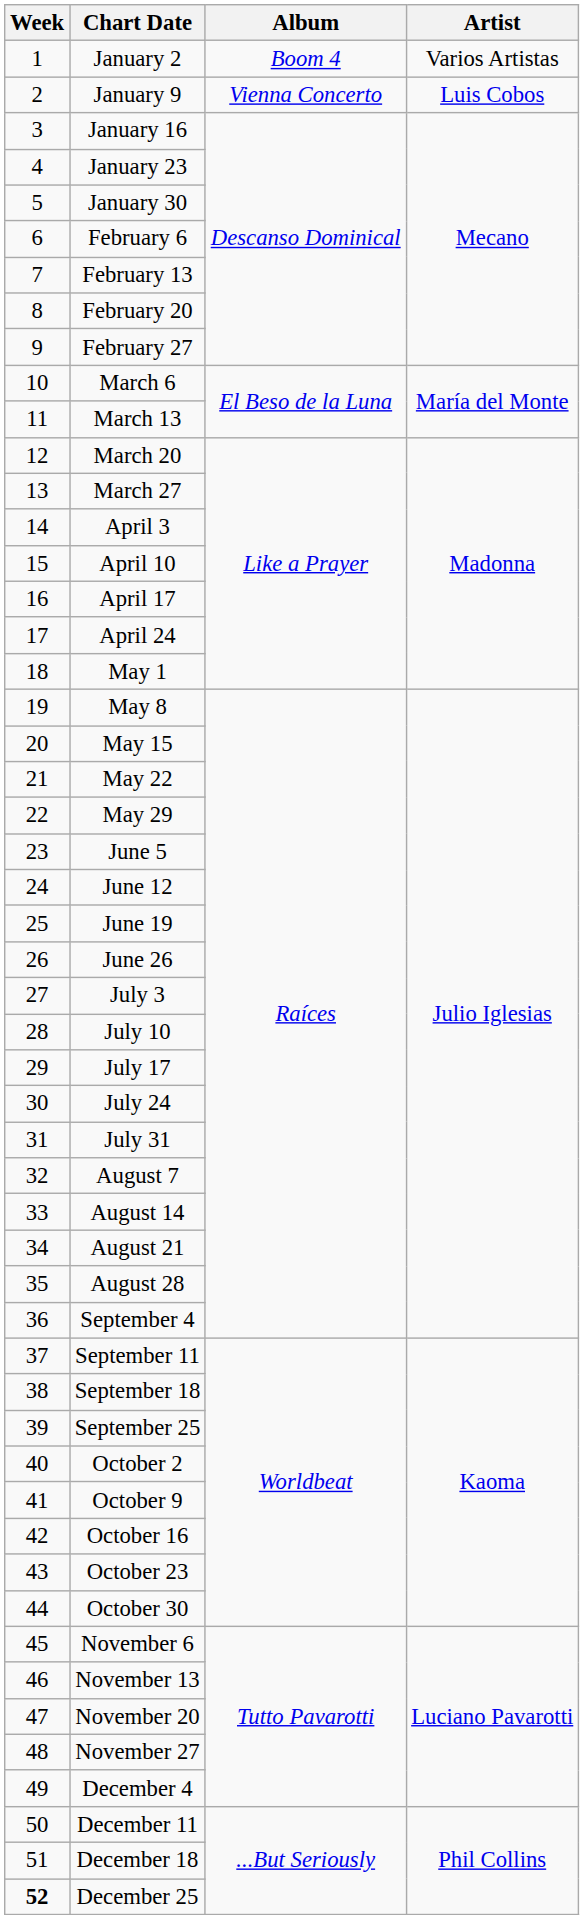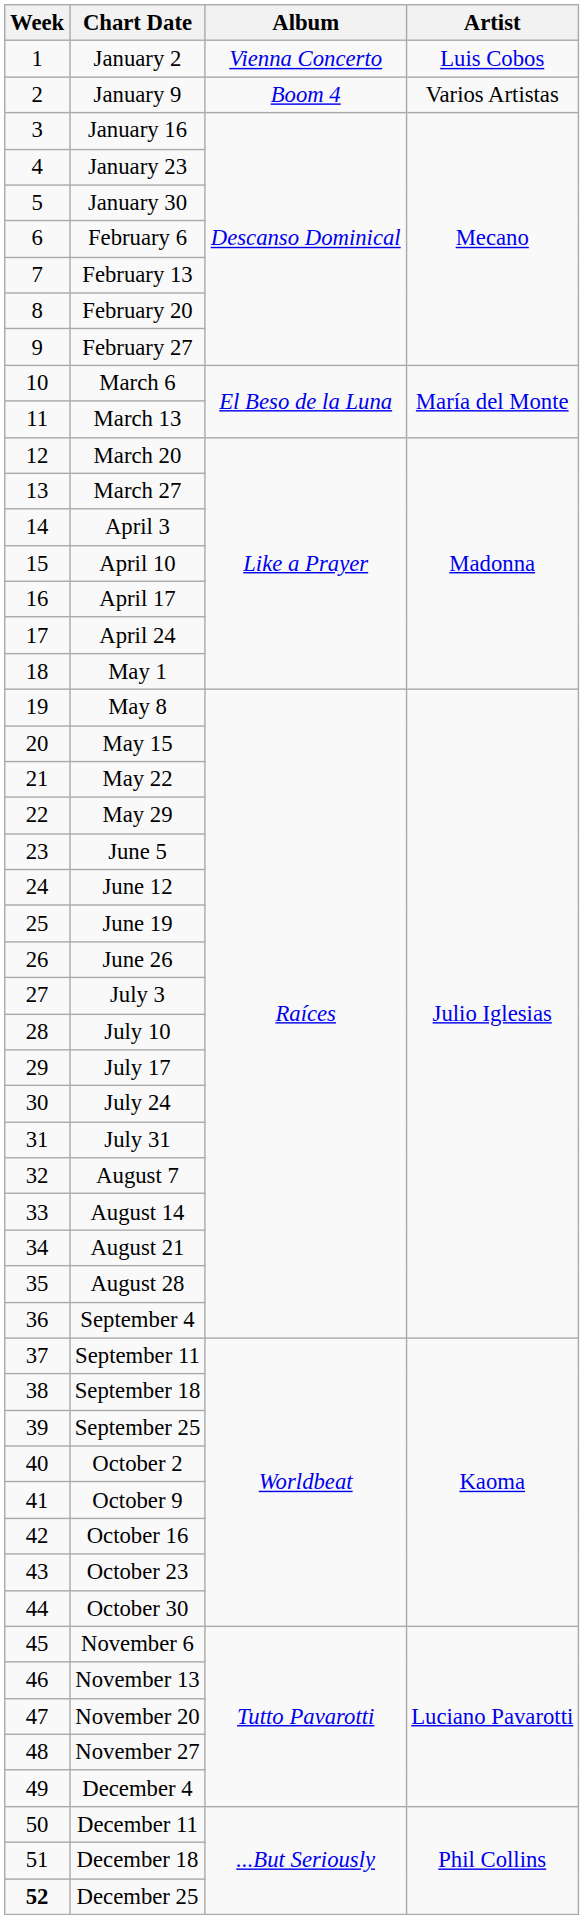(306, 58) Boom 4 -> (306, 58) Vienna Concerto
(492, 58) Varios Artistas -> (492, 58) Luis Cobos
(306, 94) Vienna Concerto -> (306, 94) Boom 4
(492, 94) Luis Cobos -> (492, 94) Varios Artistas
